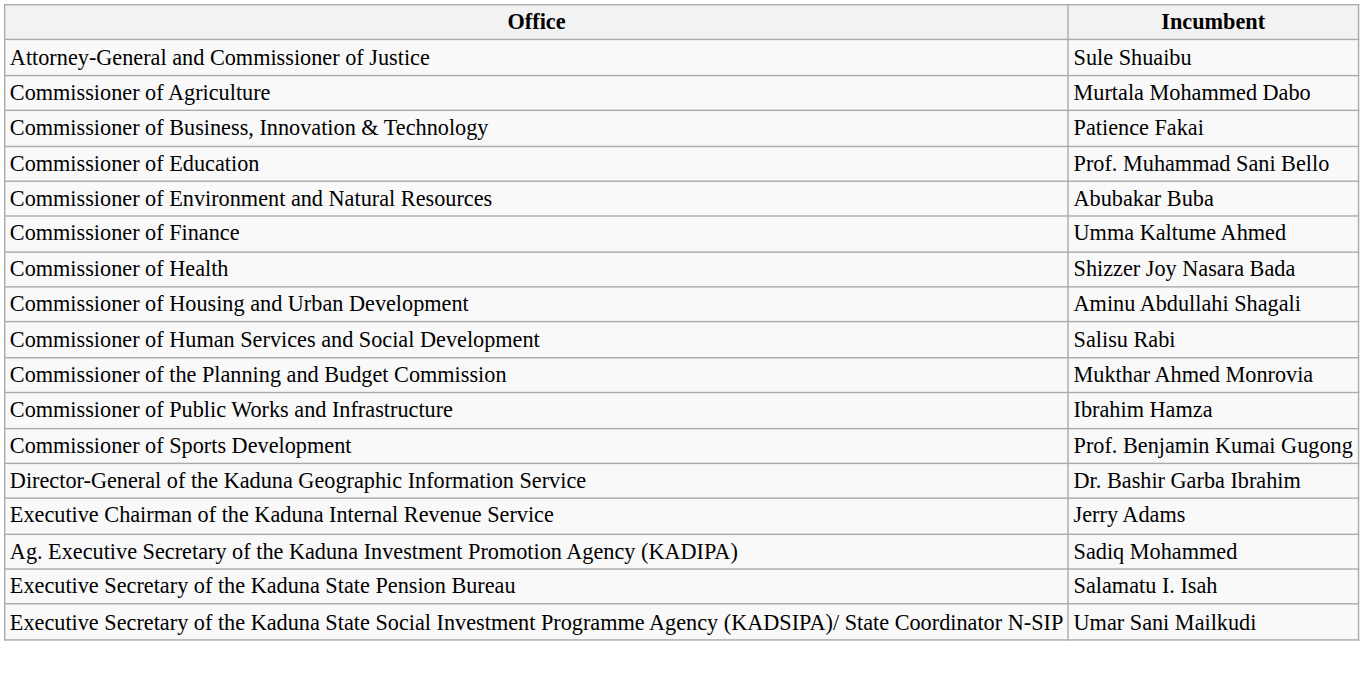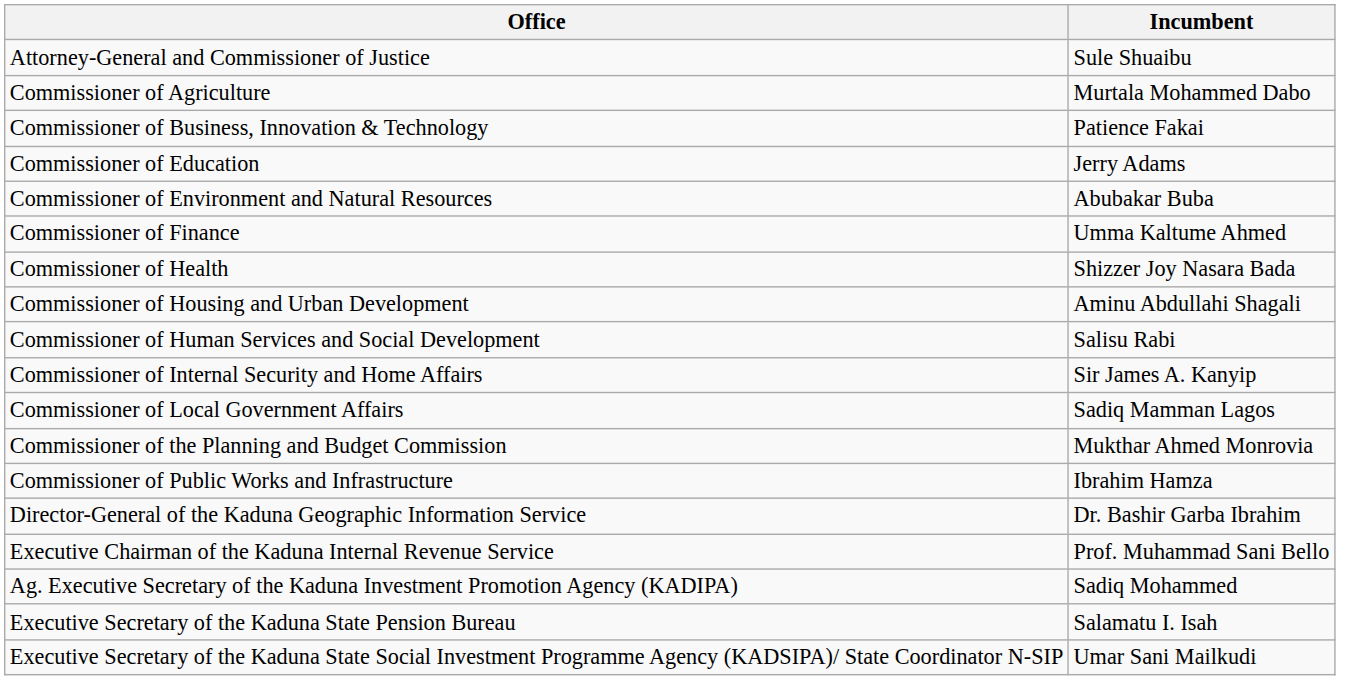(1201, 163) Prof. Muhammad Sani Bello -> (1129, 163) Jerry Adams
+ row: (246, 374)
+ row: (207, 410)
- row: (181, 445)
(1129, 515) Jerry Adams -> (1201, 551) Prof. Muhammad Sani Bello
